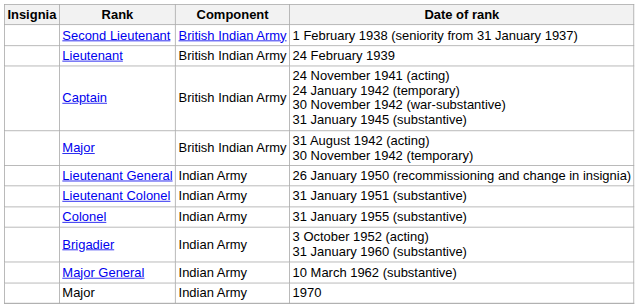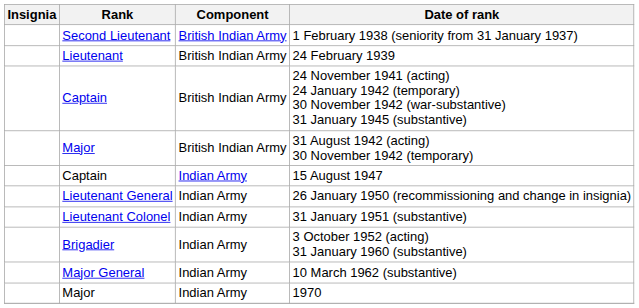+ row: (338, 175)
- row: (380, 216)
